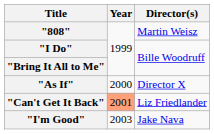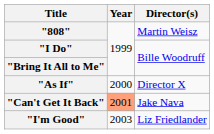(172, 102) Liz Friedlander -> (160, 102) Jake Nava
(160, 119) Jake Nava -> (172, 119) Liz Friedlander
